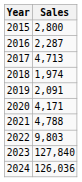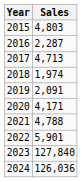(49, 28) 2,800 -> (49, 28) 4,803
(49, 138) 9,803 -> (49, 138) 5,901
